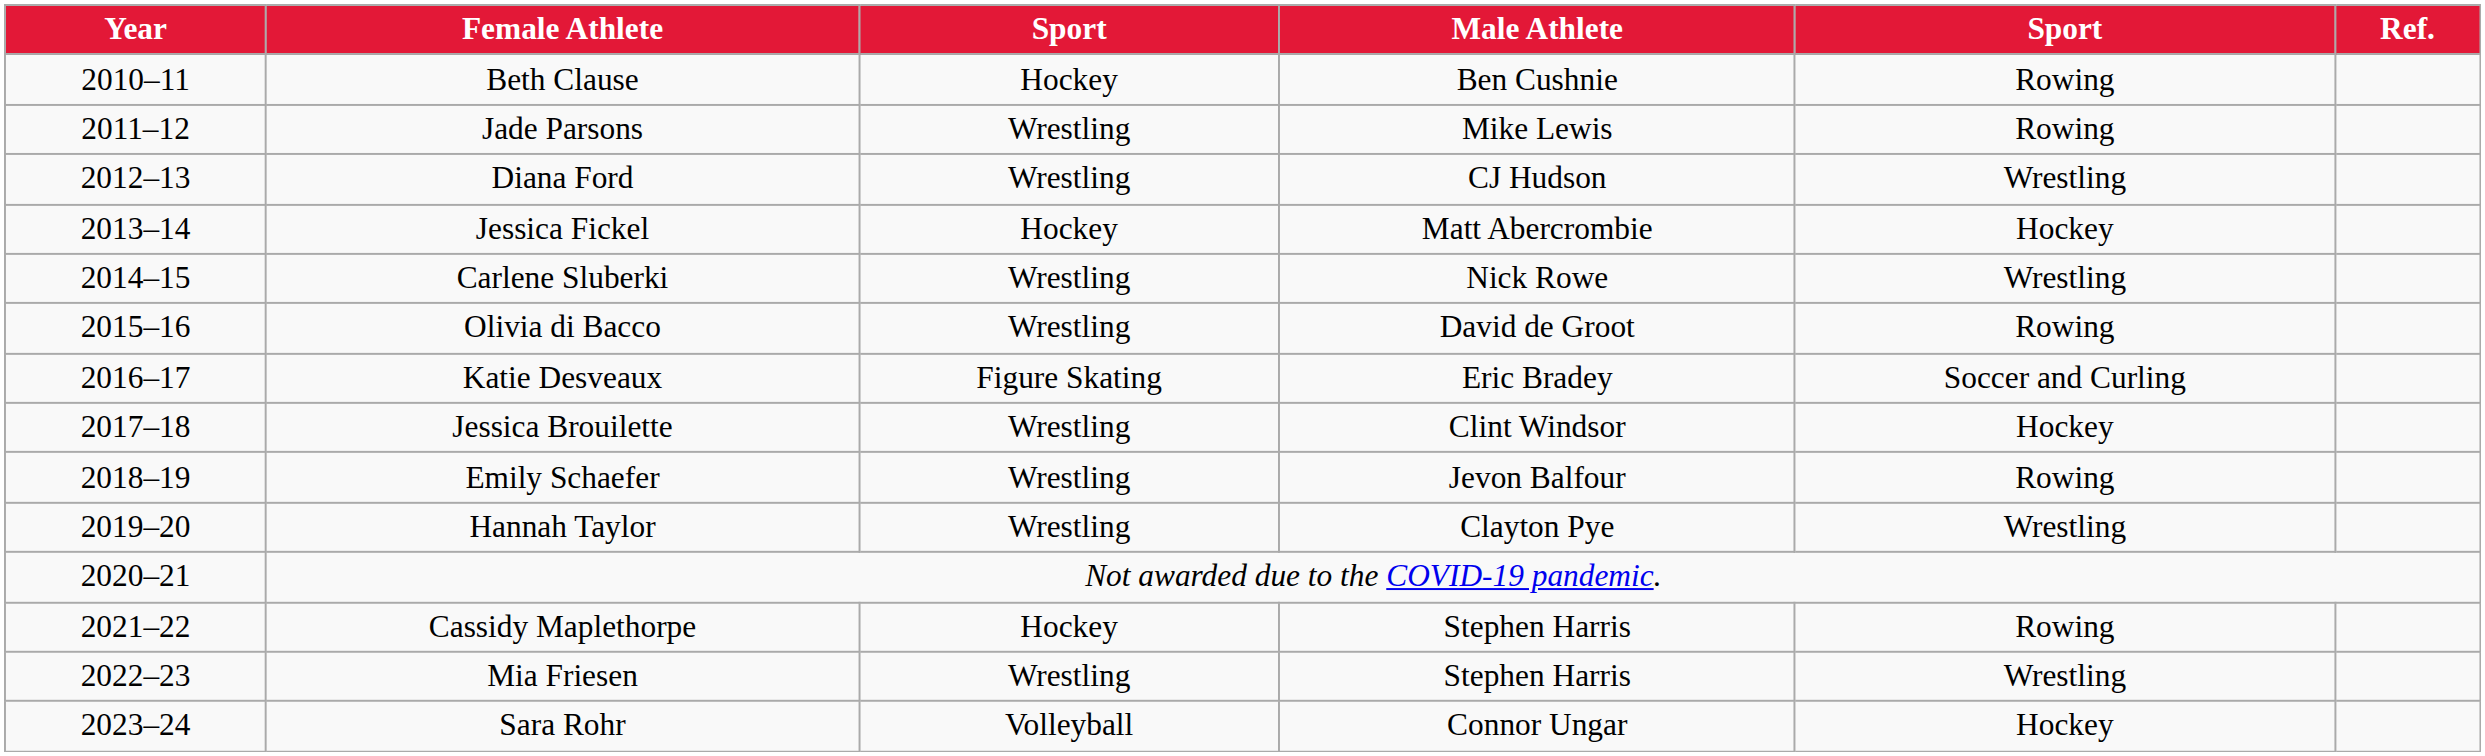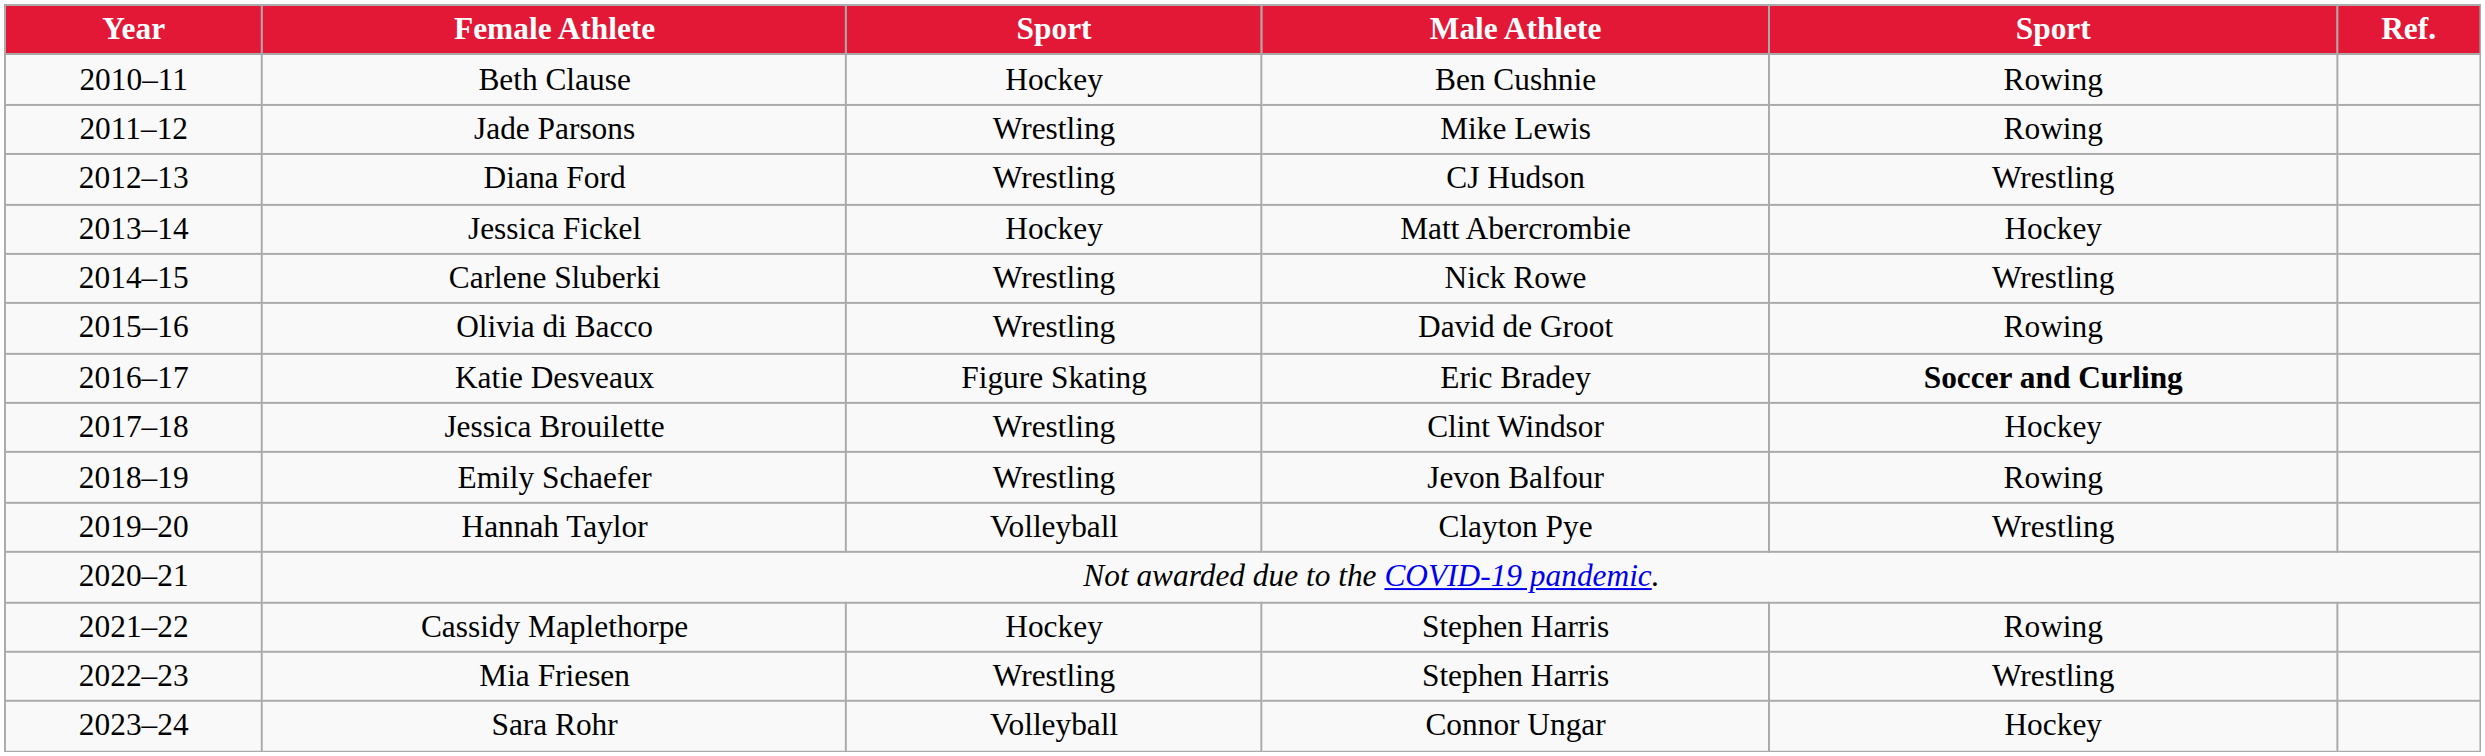(2065, 377) normal -> (2053, 377) bold
(1069, 526) Wrestling -> (1054, 526) Volleyball
